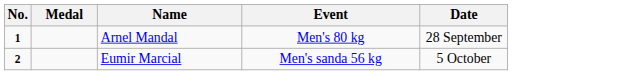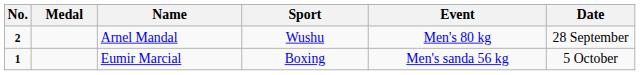+ column: (305, 15)
(18, 38) 1 -> (18, 38) 2
(18, 59) 2 -> (18, 59) 1
